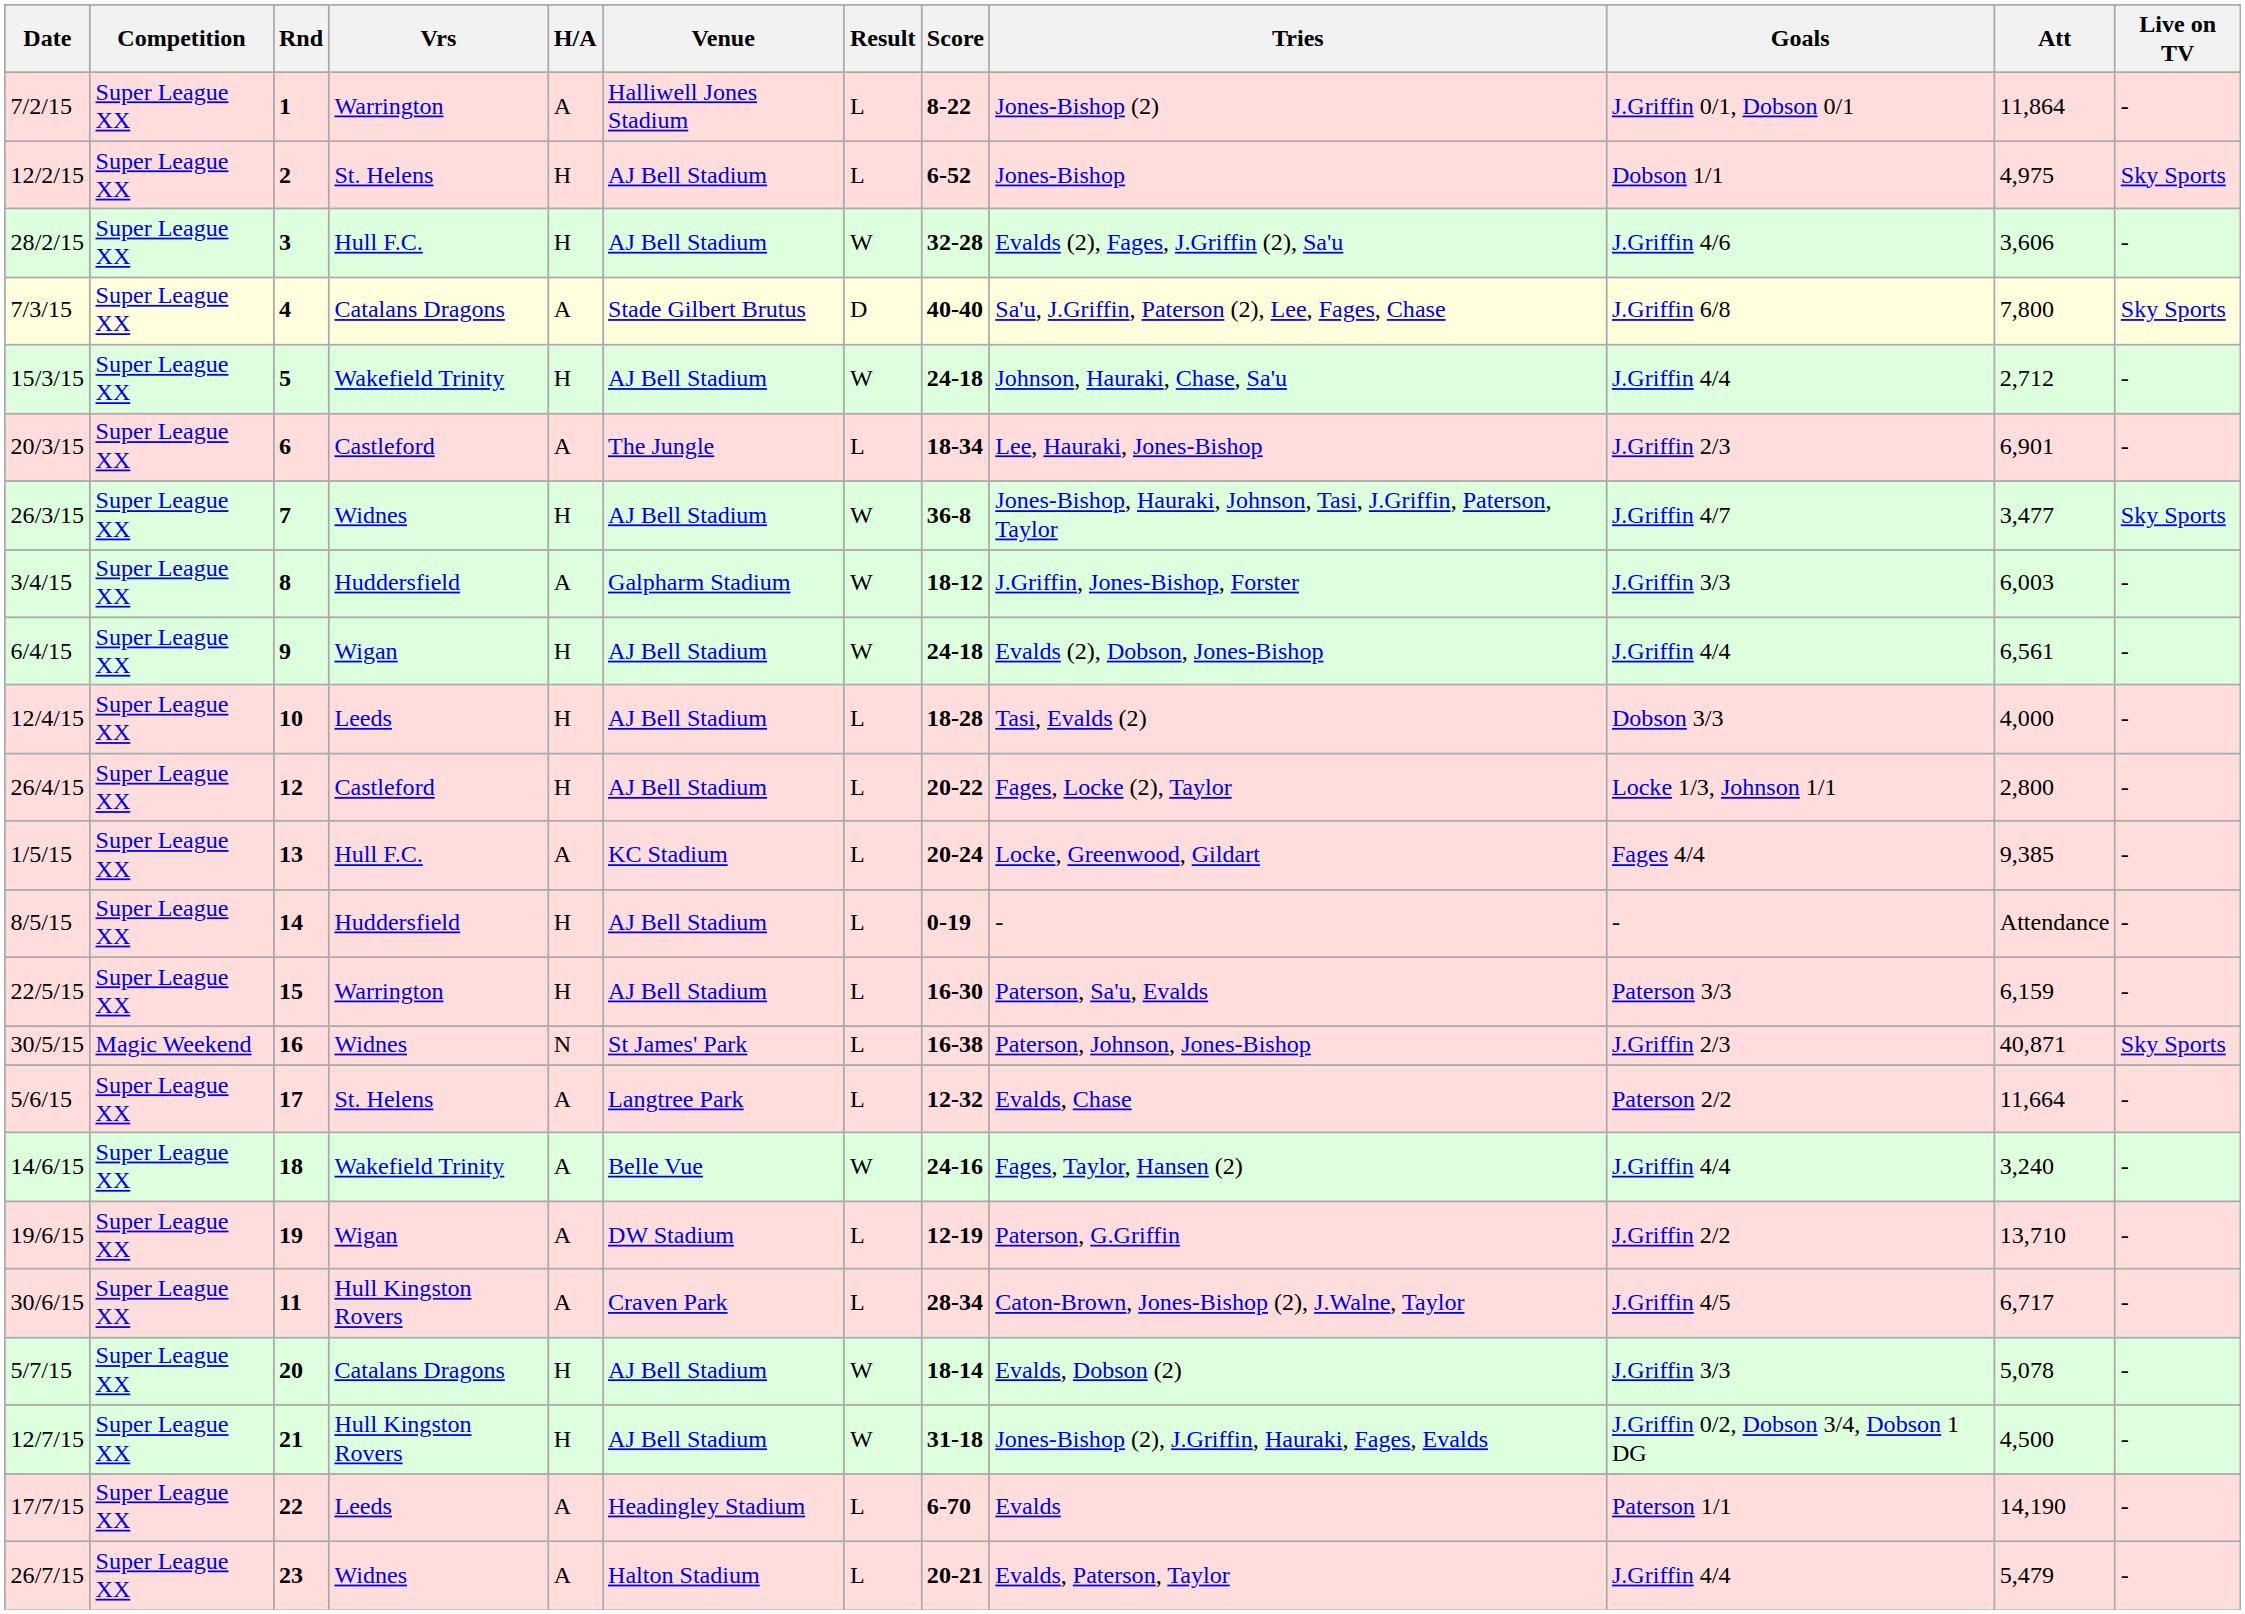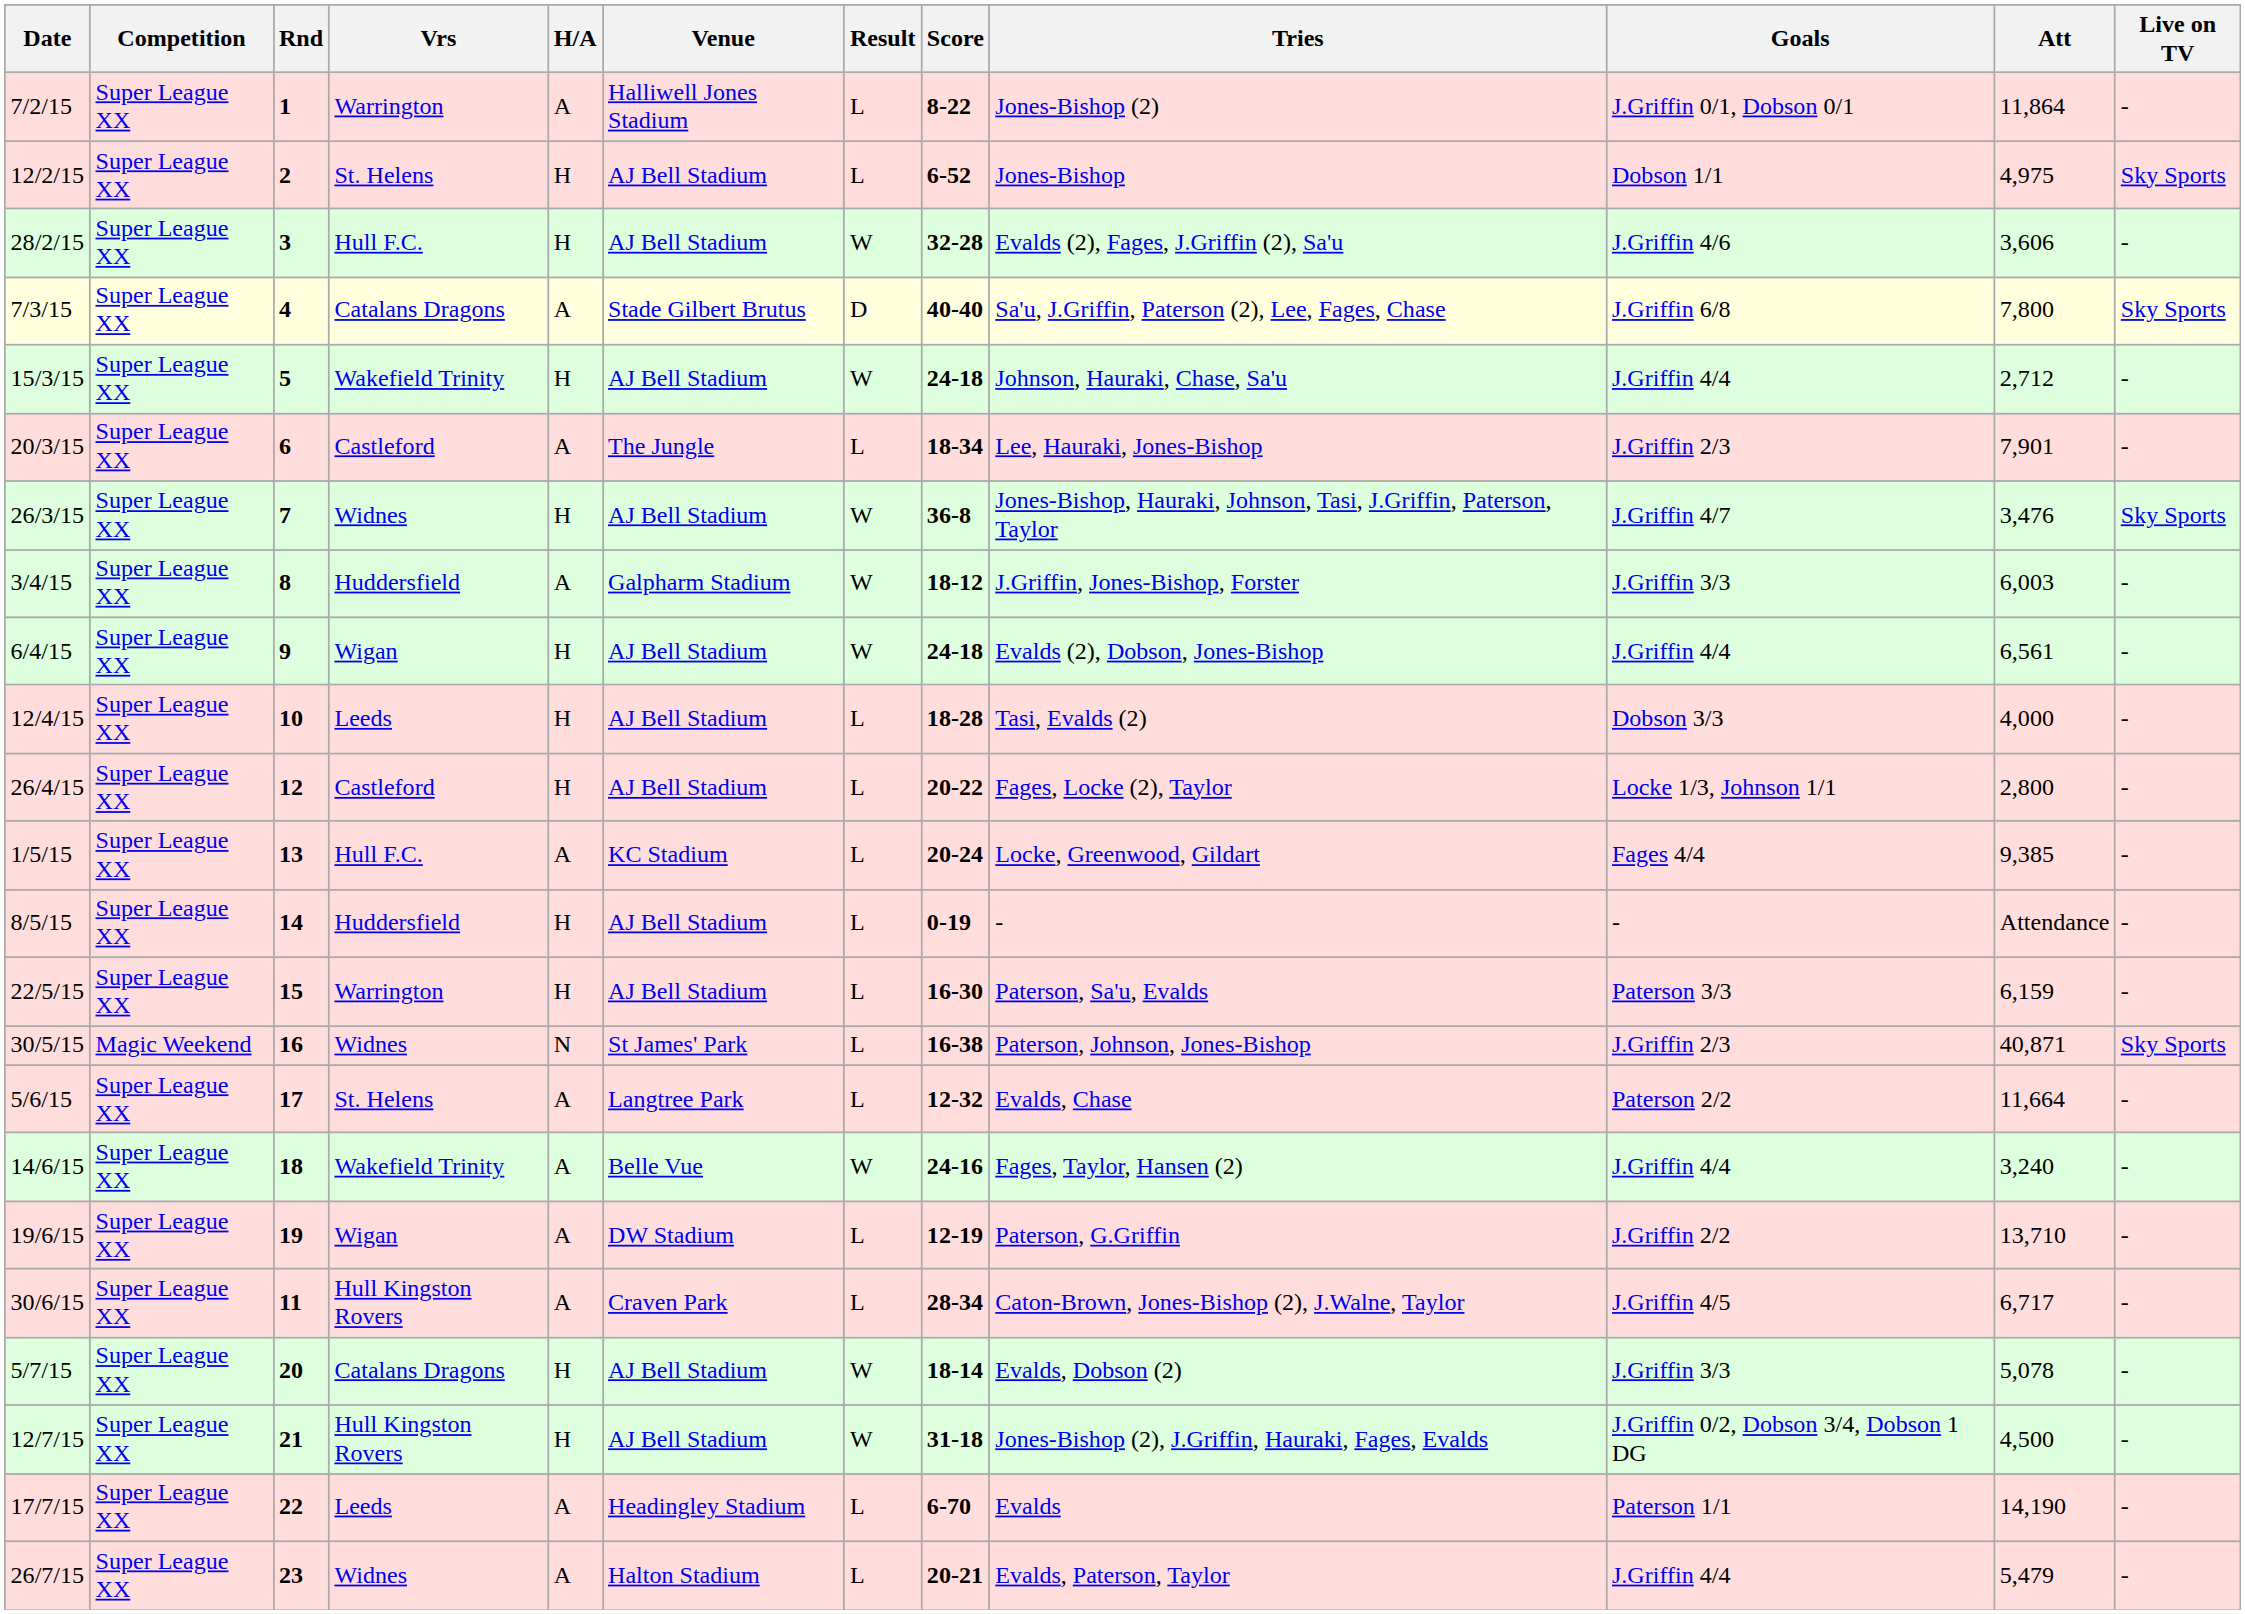(2027, 446) 6,901 -> (2027, 446) 7,901
(2027, 514) 3,477 -> (2027, 514) 3,476
